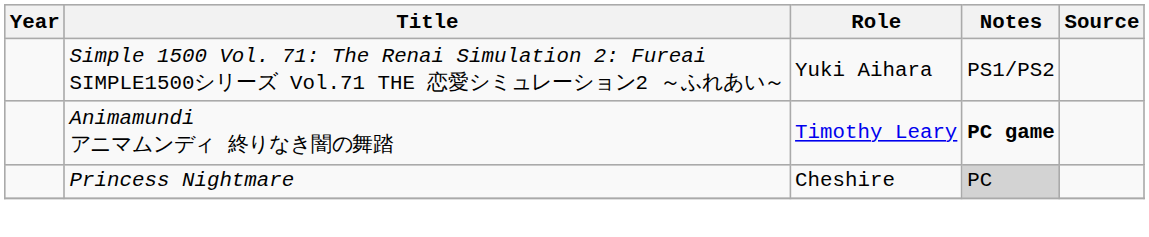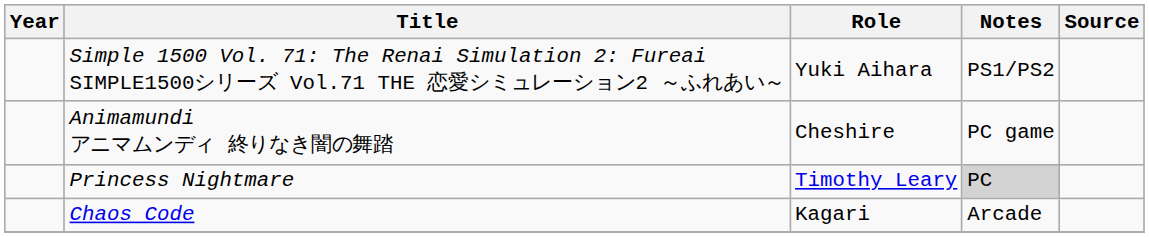(876, 133) Timothy Leary -> (845, 133) Cheshire
(1011, 133) bold -> (1011, 133) normal
(845, 181) Cheshire -> (876, 181) Timothy Leary
+ row: (132, 215)
